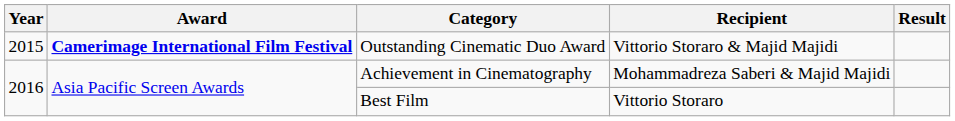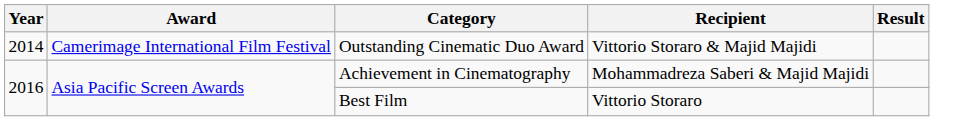(26, 45) 2015 -> (26, 45) 2014
(202, 45) bold -> (191, 45) normal
